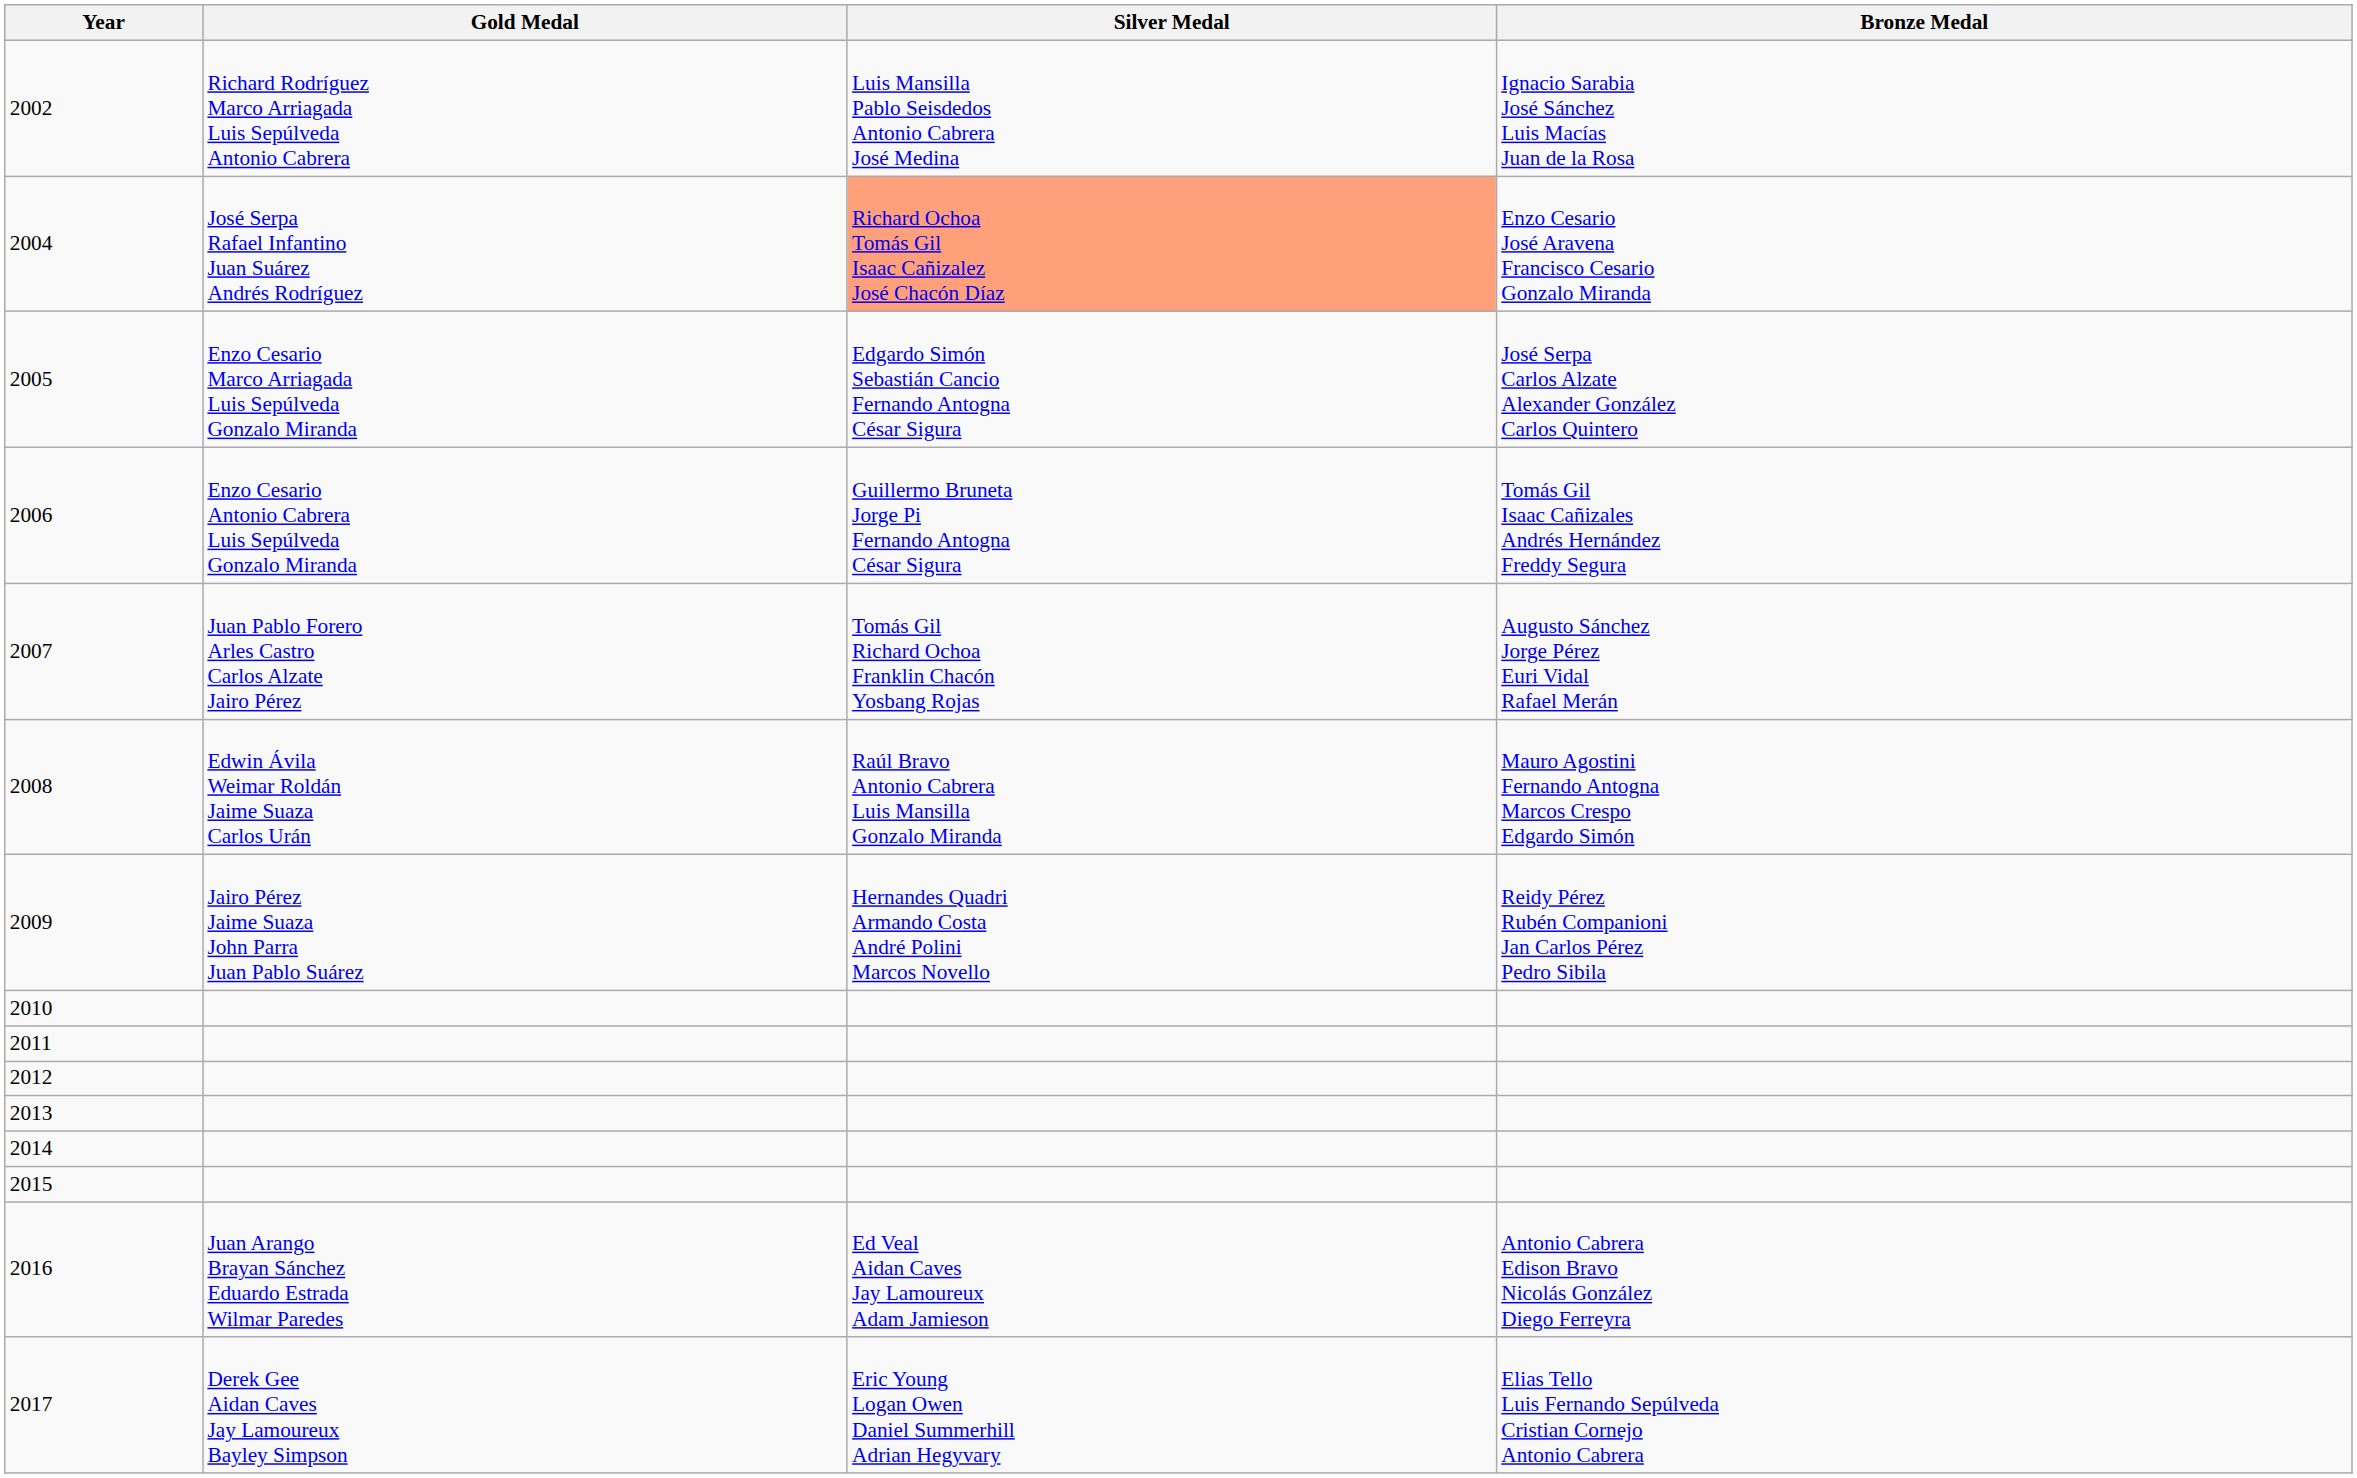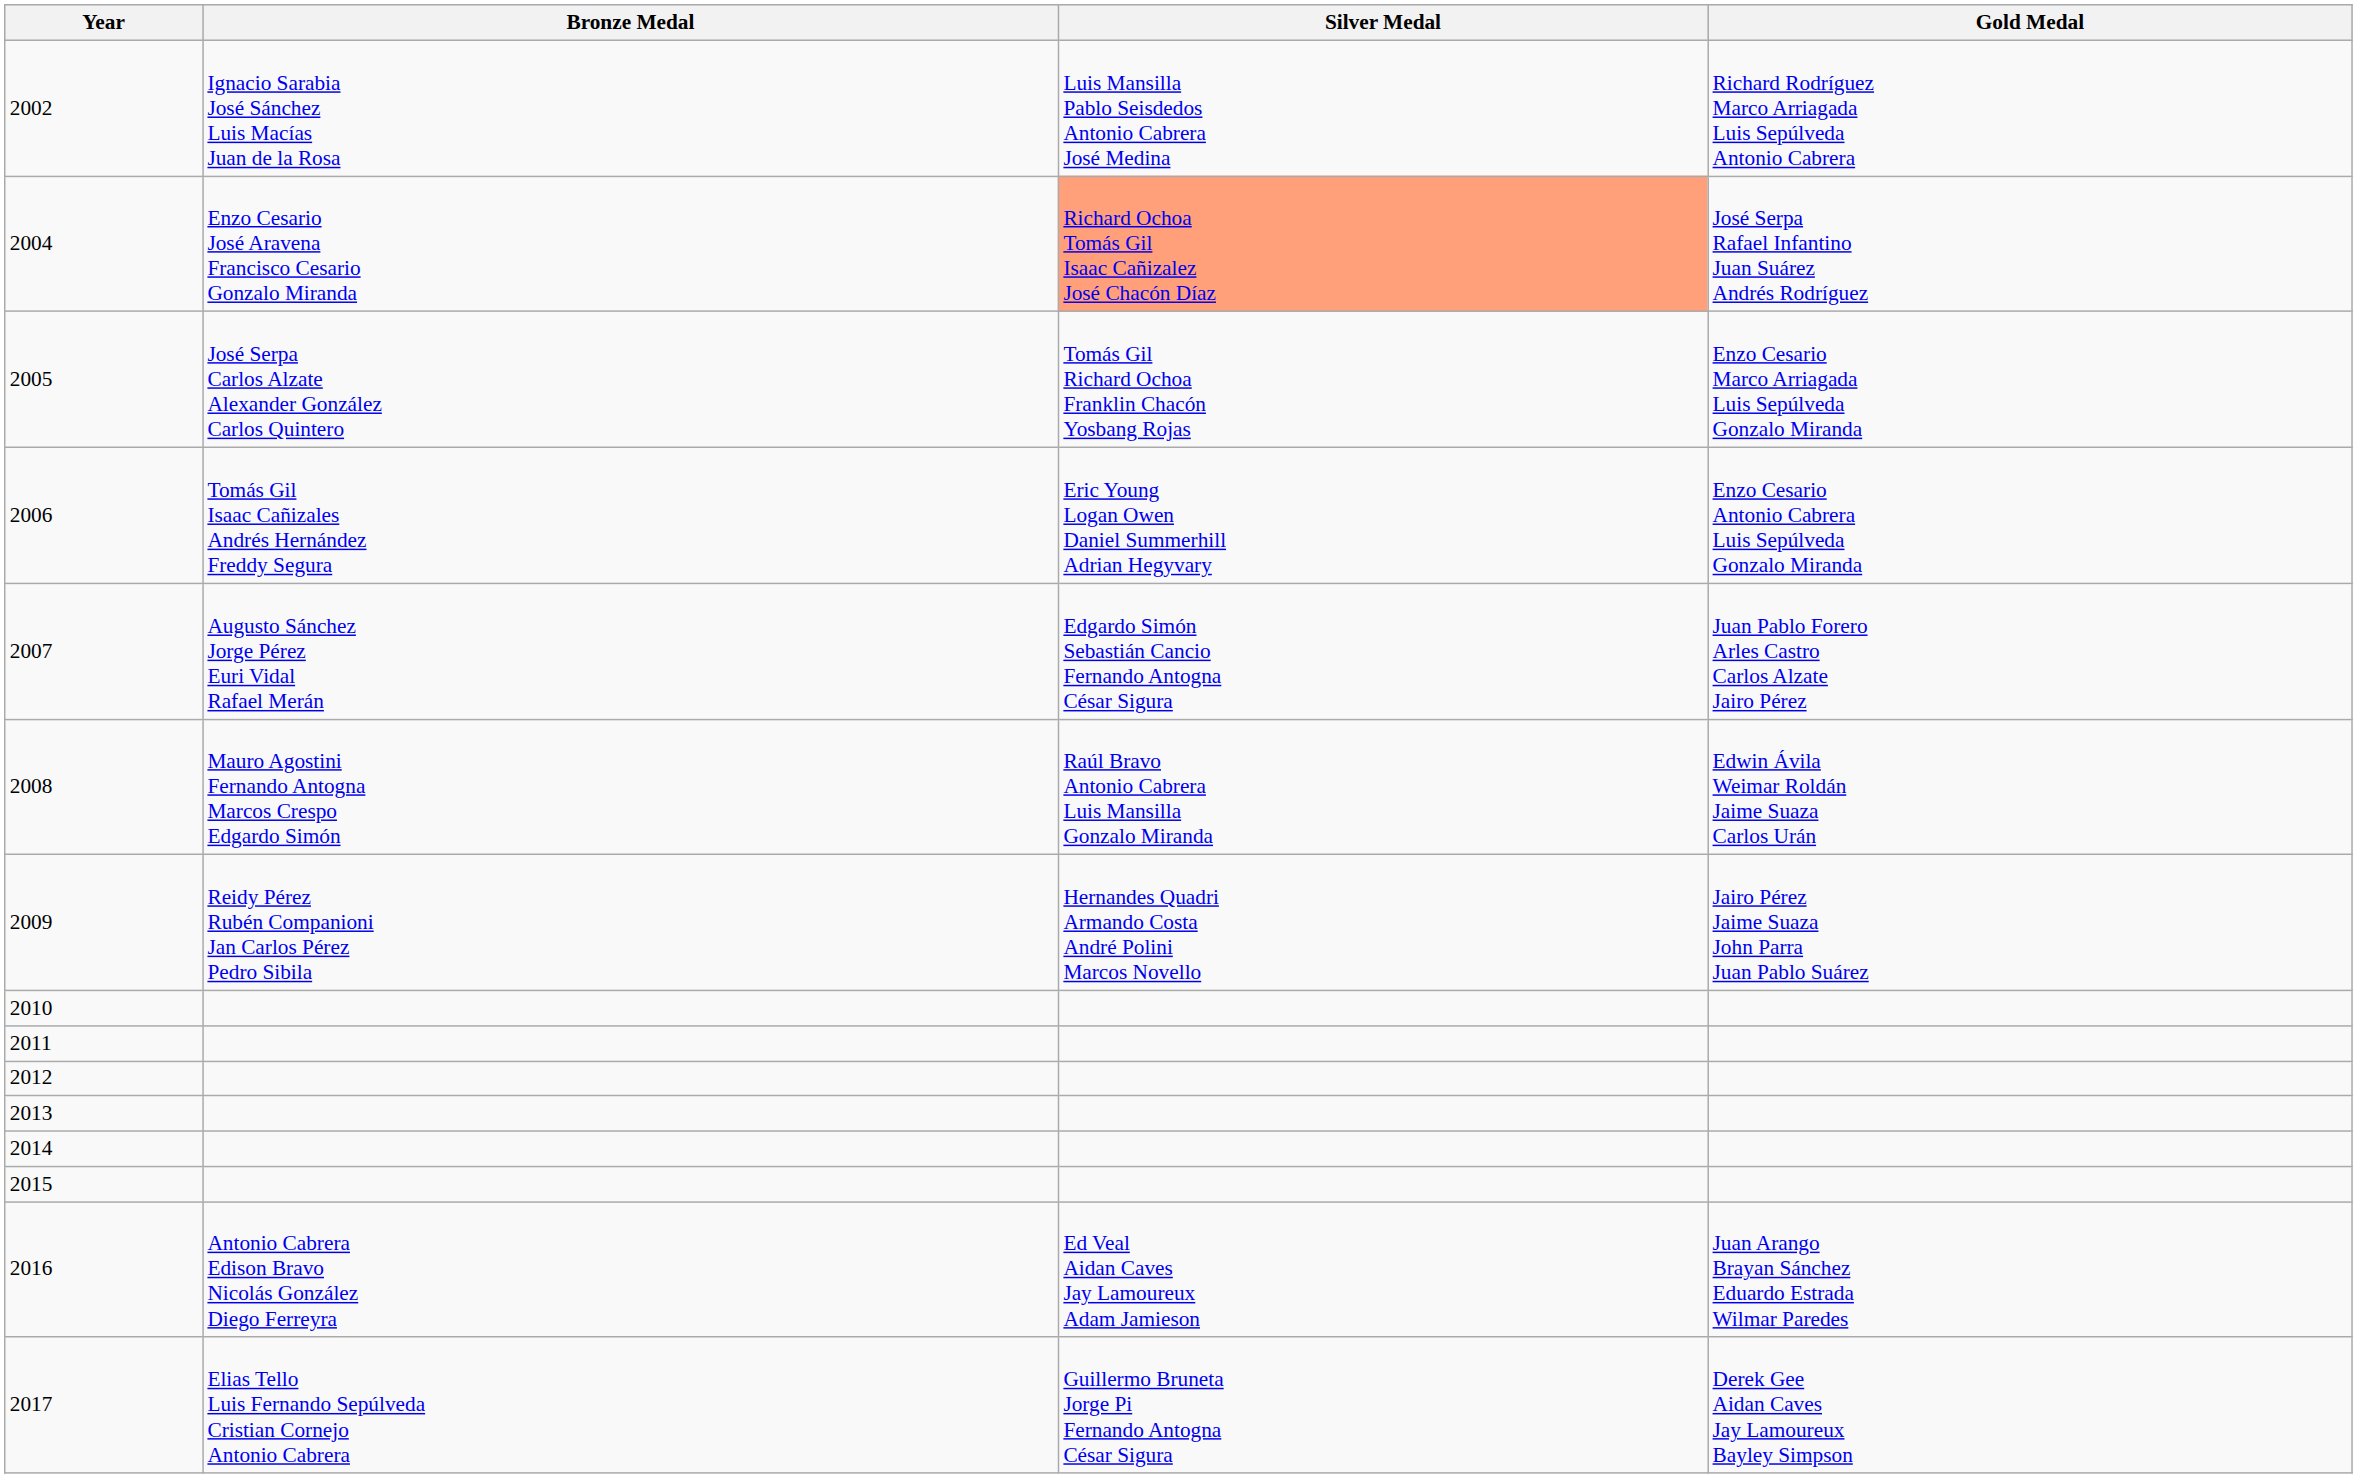columns swapped: (525, 22) <-> (1924, 22)
(931, 392) Edgardo Simón Sebastián Cancio Fernando Antogna César Sigura -> (1135, 392) Tomás Gil Richard Ochoa Franklin Chacón Yosbang Rojas
(932, 527) Guillermo Bruneta Jorge Pi Fernando Antogna César Sigura -> (1145, 527) Eric Young Logan Owen Daniel Summerhill Adrian Hegyvary
(923, 663) Tomás Gil Richard Ochoa Franklin Chacón Yosbang Rojas -> (1142, 663) Edgardo Simón Sebastián Cancio Fernando Antogna César Sigura
(933, 1417) Eric Young Logan Owen Daniel Summerhill Adrian Hegyvary -> (1144, 1417) Guillermo Bruneta Jorge Pi Fernando Antogna César Sigura
